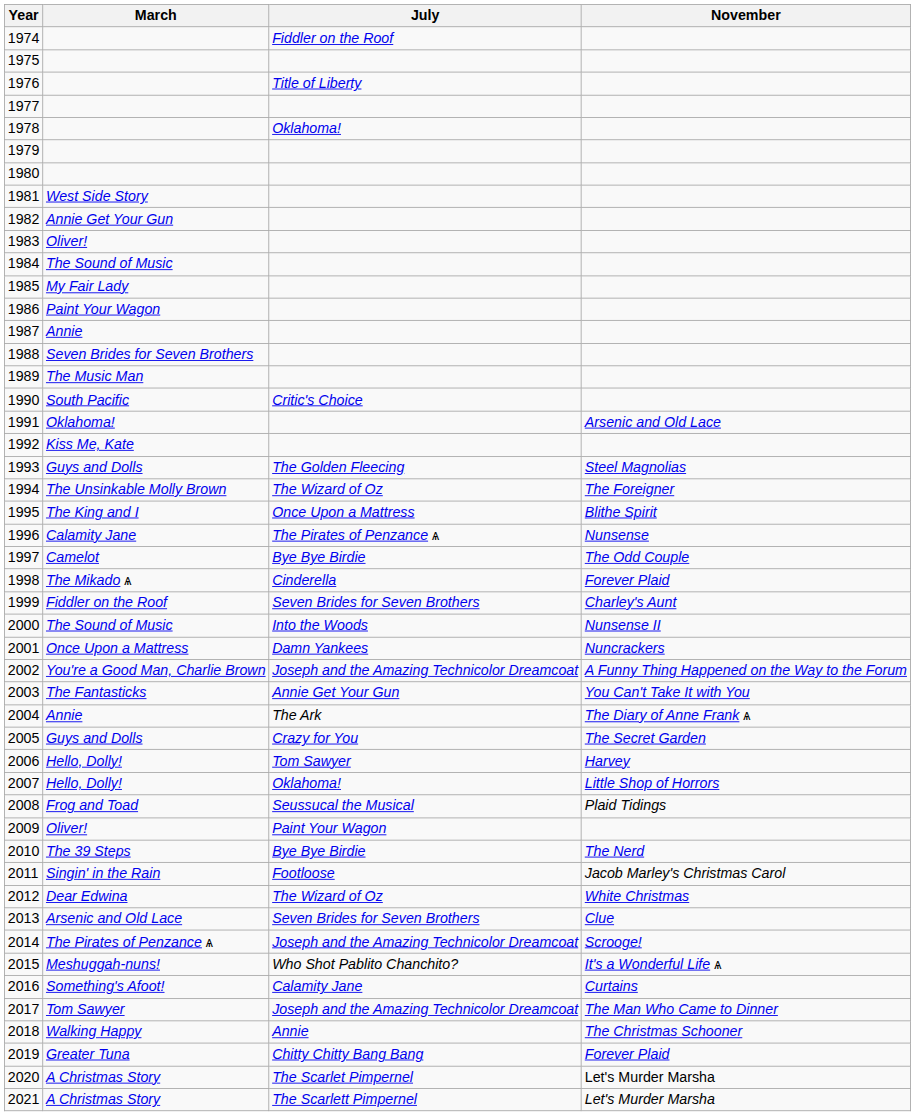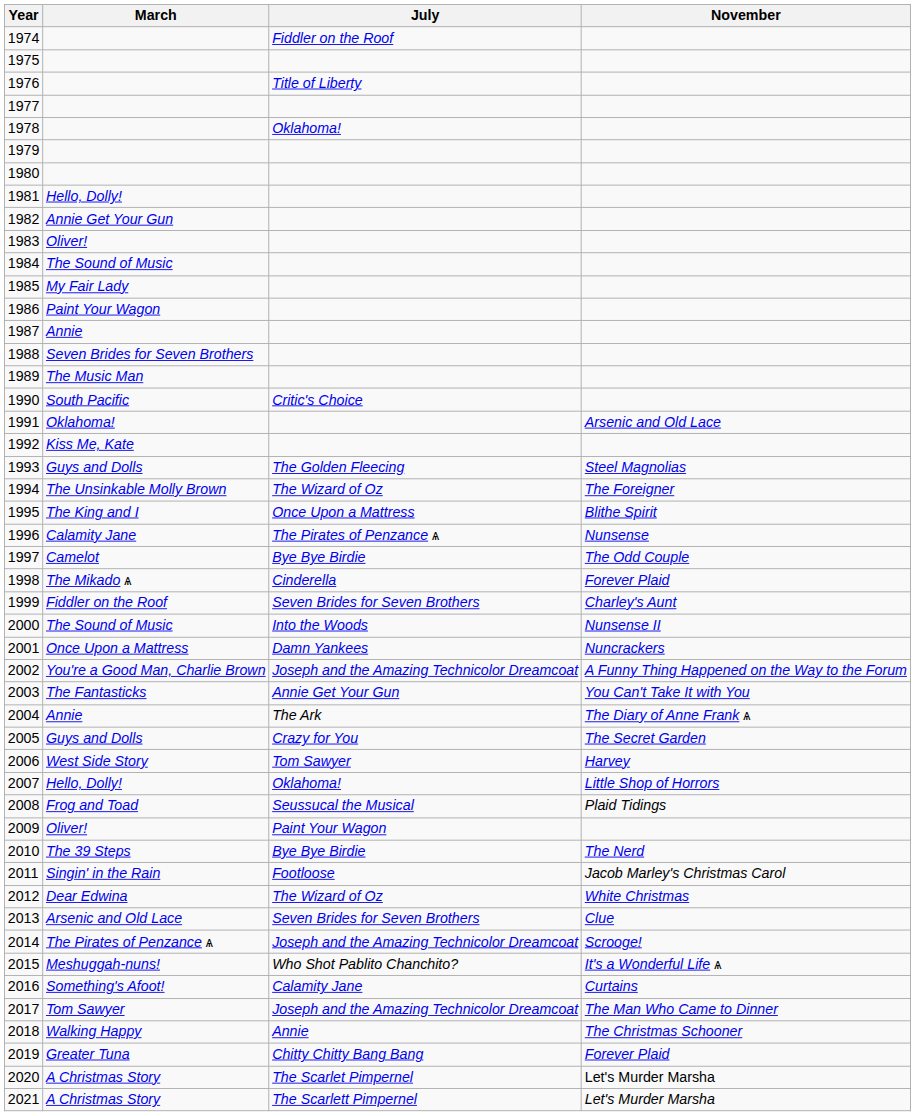(97, 196) West Side Story -> (84, 196) Hello, Dolly!
(84, 761) Hello, Dolly! -> (97, 761) West Side Story
